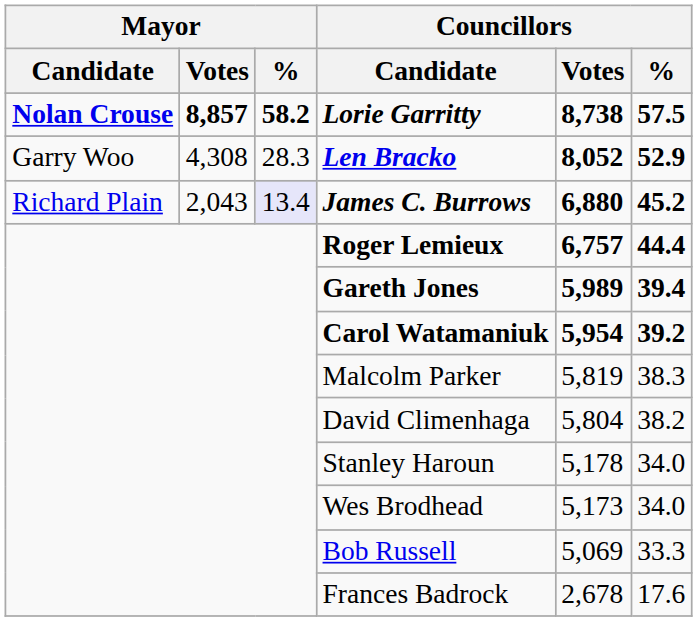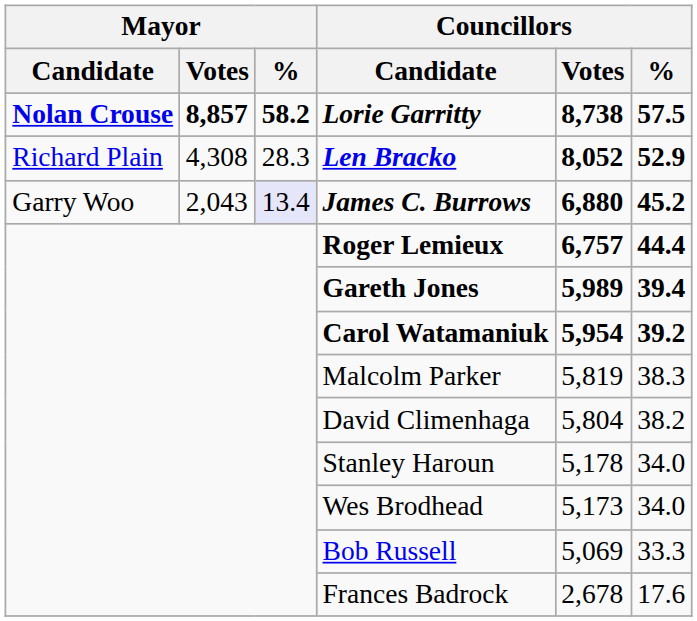(73, 157) Garry Woo -> (88, 157) Richard Plain
(88, 201) Richard Plain -> (73, 201) Garry Woo
